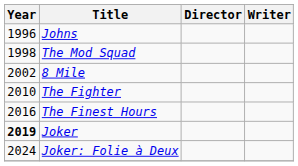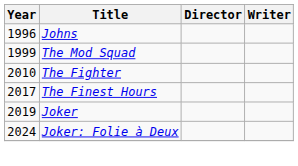(22, 53) 1998 -> (22, 53) 1999
- row: (63, 73)
(22, 112) 2016 -> (22, 92) 2017
(22, 131) bold -> (22, 112) normal
